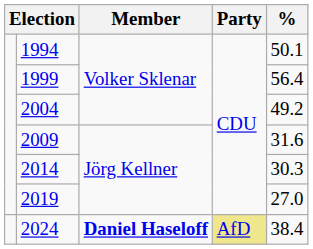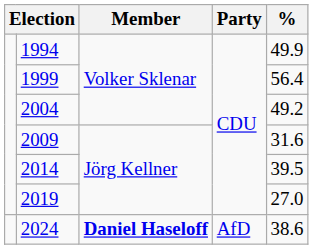(287, 49) 50.1 -> (287, 49) 49.9
(287, 169) 30.3 -> (287, 169) 39.5
(233, 229) khaki background -> (233, 229) no background
(287, 229) 38.4 -> (287, 229) 38.6
